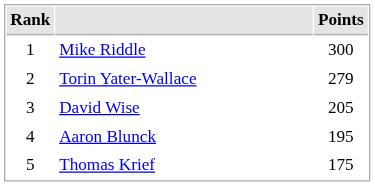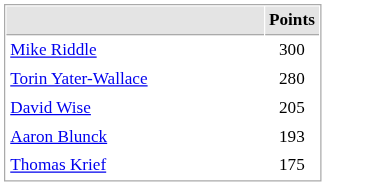- column: (30, 20)
(341, 78) 279 -> (292, 78) 280
(341, 136) 195 -> (292, 136) 193
